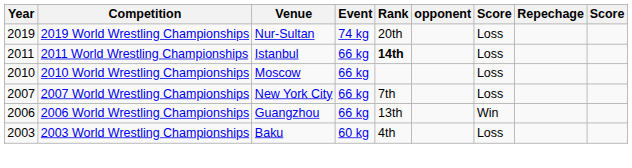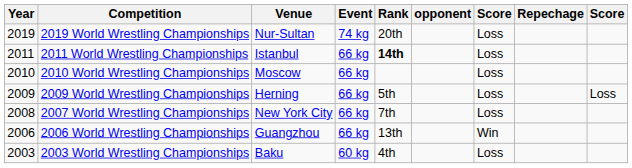+ row: (145, 93)
(21, 93) 2007 -> (21, 113) 2008
